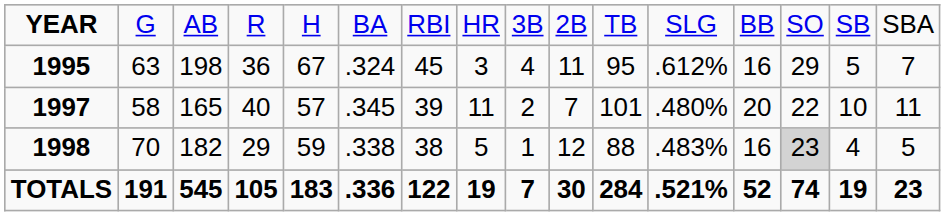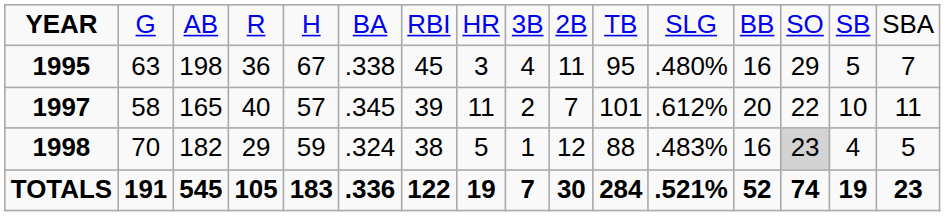(370, 66) .324 -> (370, 66) .338
(691, 66) .612% -> (691, 66) .480%
(691, 107) .480% -> (691, 107) .612%
(370, 148) .338 -> (370, 148) .324
